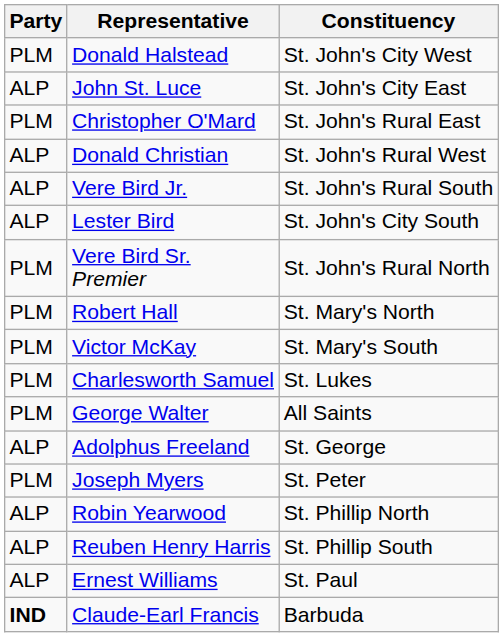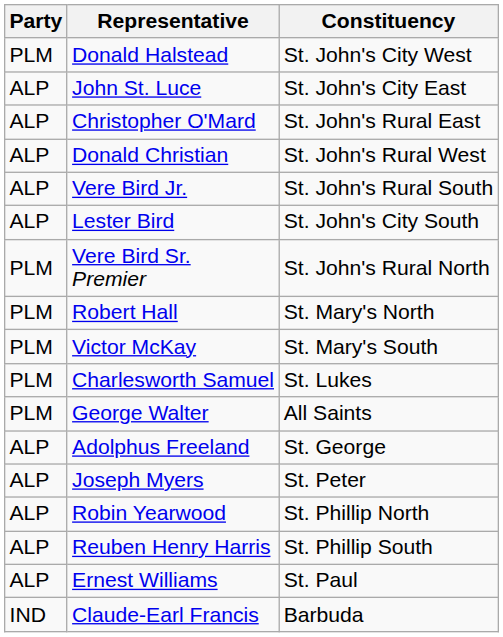(31, 121) PLM -> (29, 121) ALP
(31, 480) PLM -> (29, 480) ALP
(28, 614) bold -> (28, 614) normal
